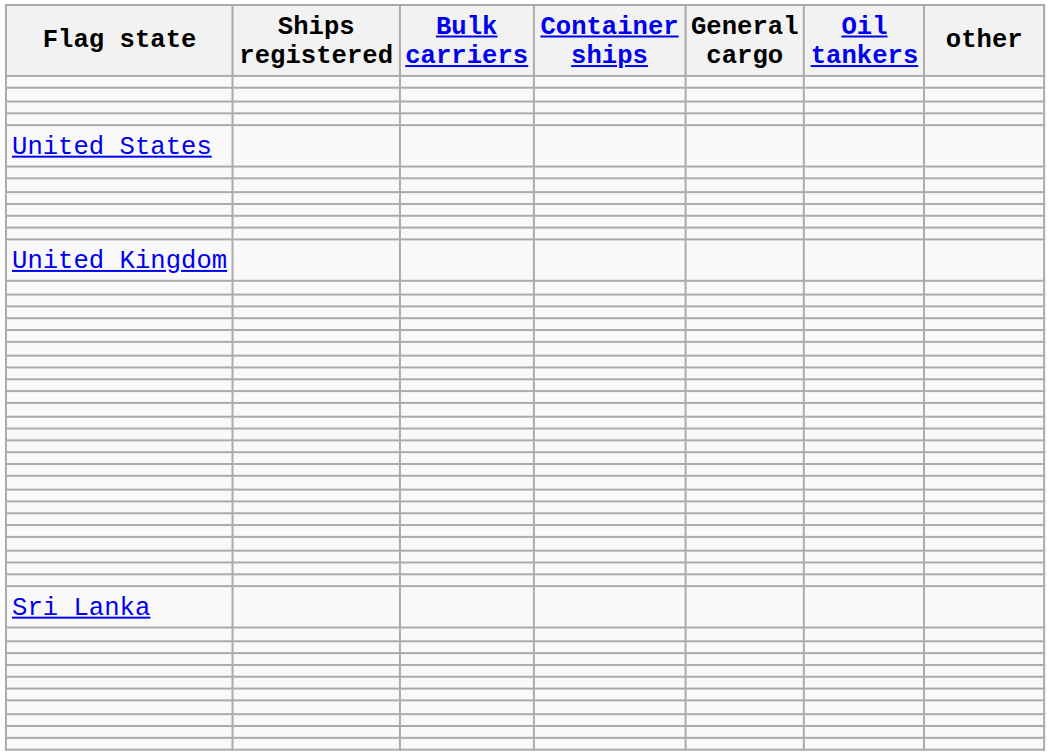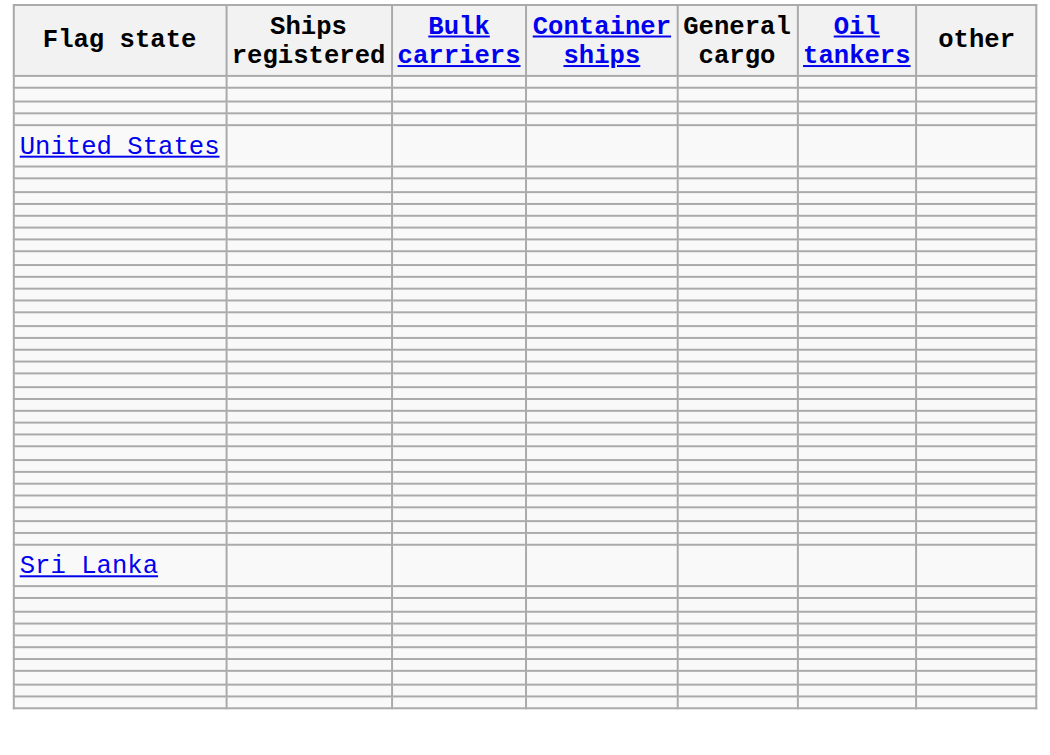- row: (120, 261)
